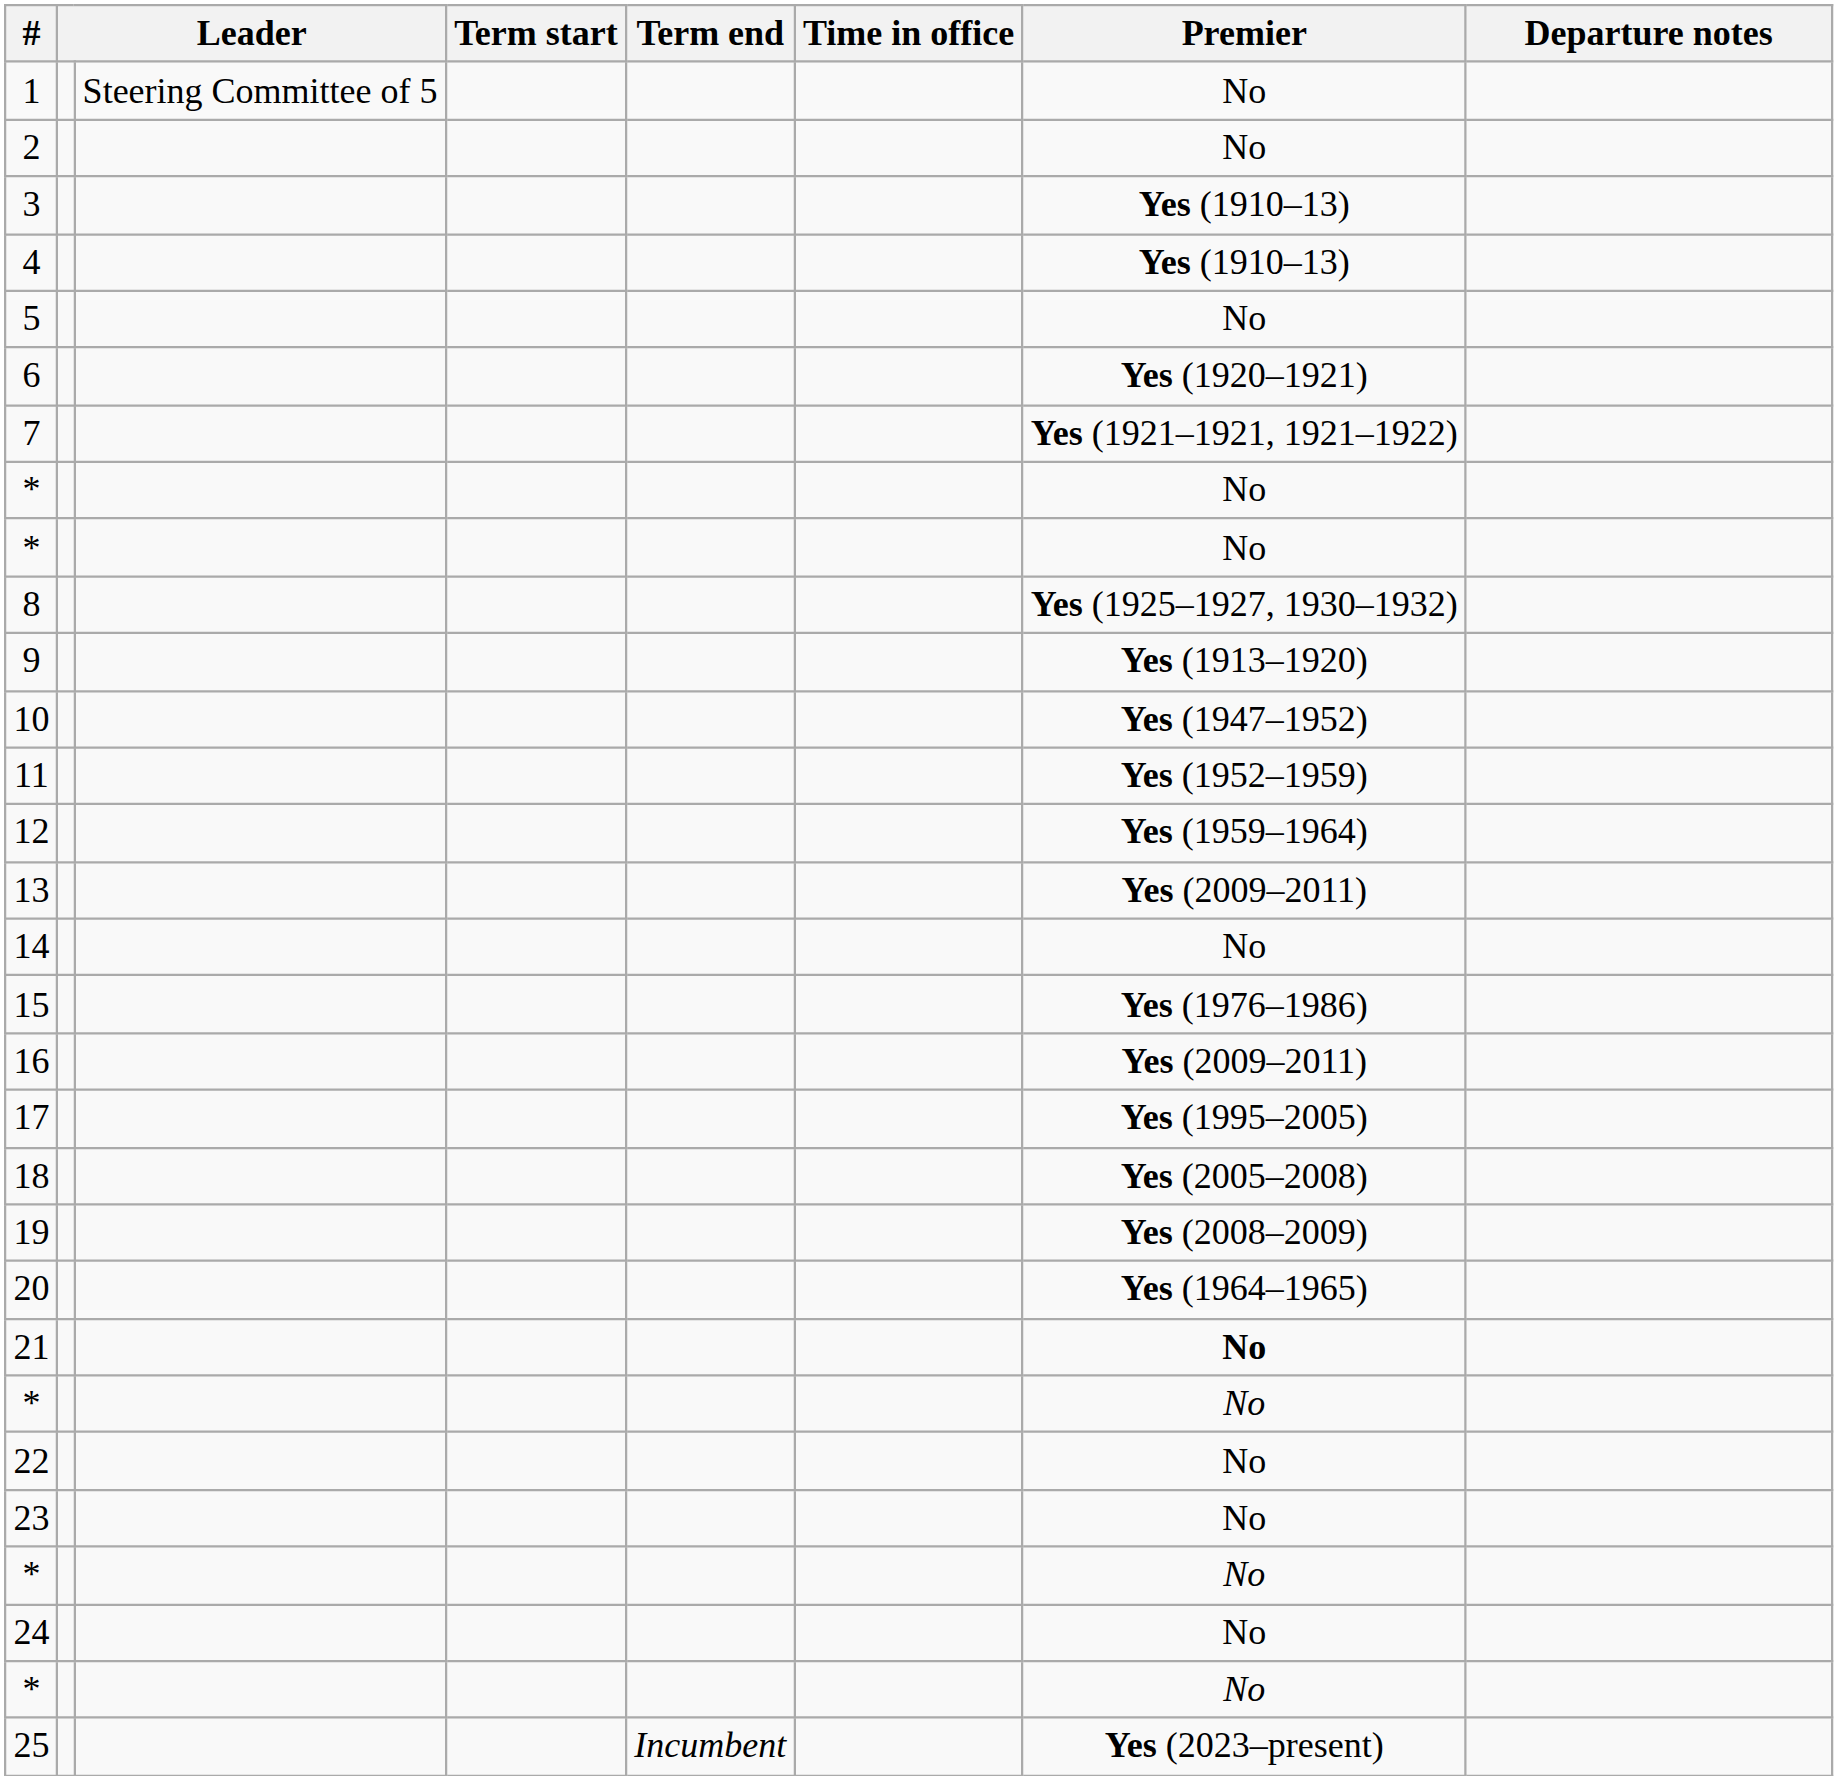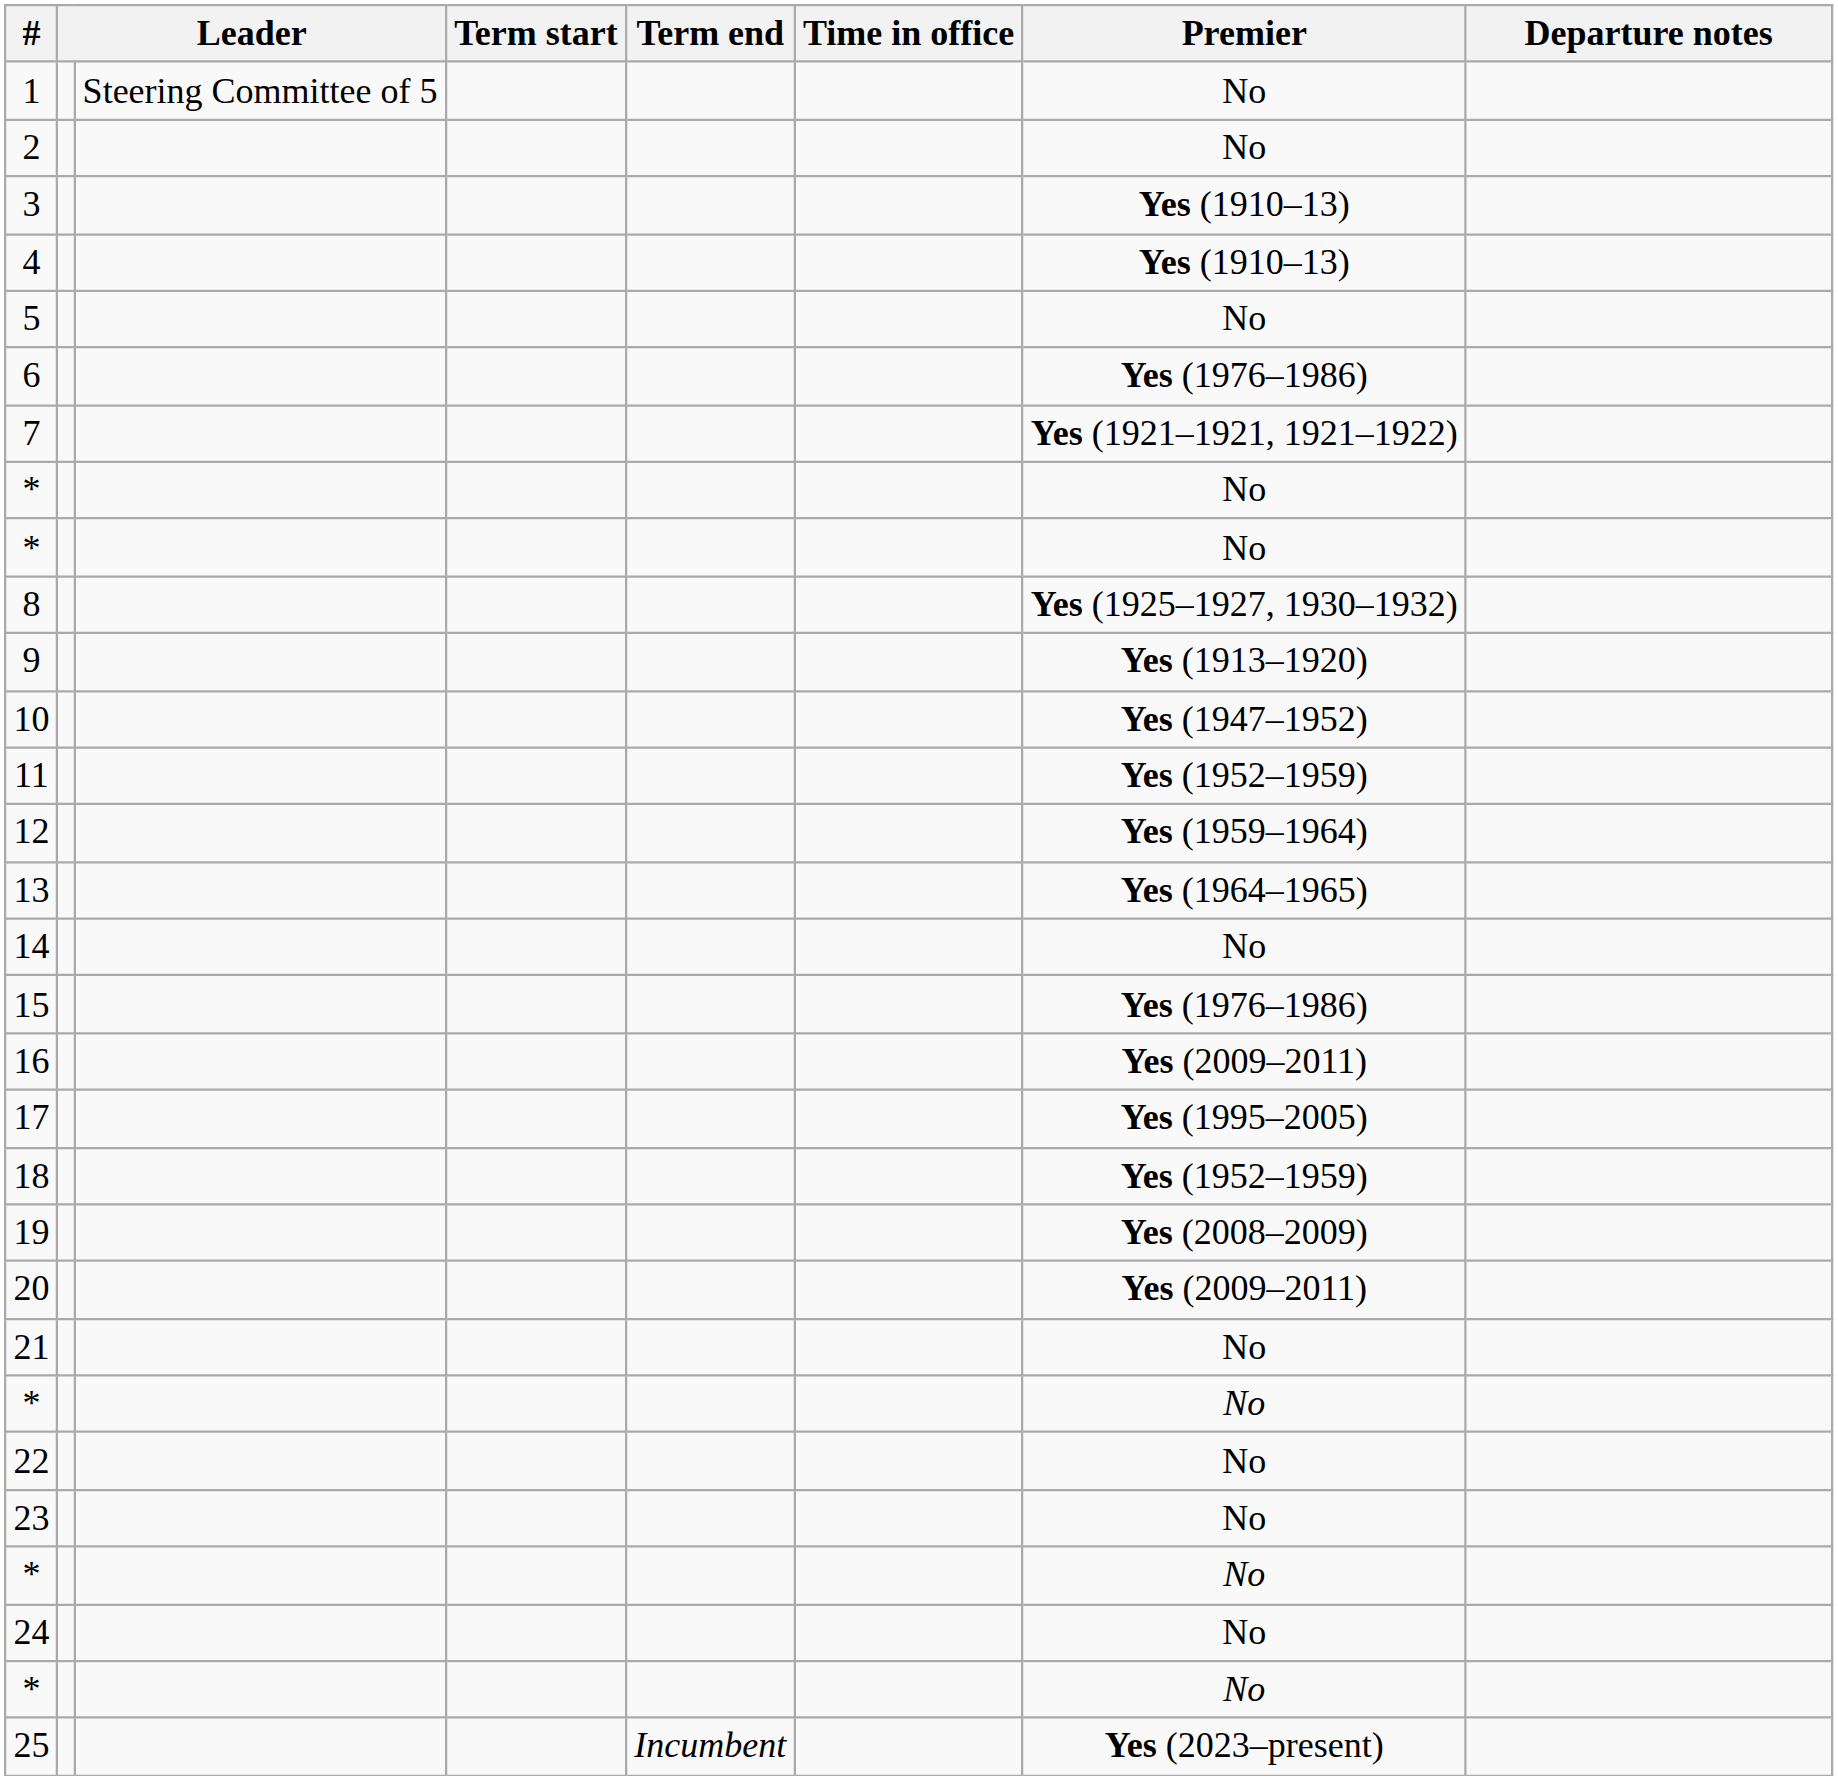(1244, 375) Yes (1920–1921) -> (1244, 375) Yes (1976–1986)
(1244, 889) Yes (2009–2011) -> (1244, 889) Yes (1964–1965)
(1244, 1174) Yes (2005–2008) -> (1244, 1174) Yes (1952–1959)
(1244, 1289) Yes (1964–1965) -> (1244, 1289) Yes (2009–2011)
(1244, 1346) bold -> (1244, 1346) normal
